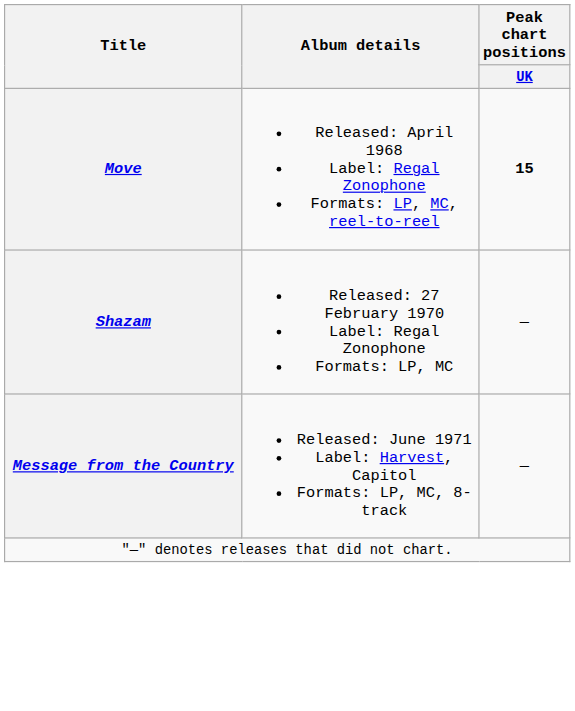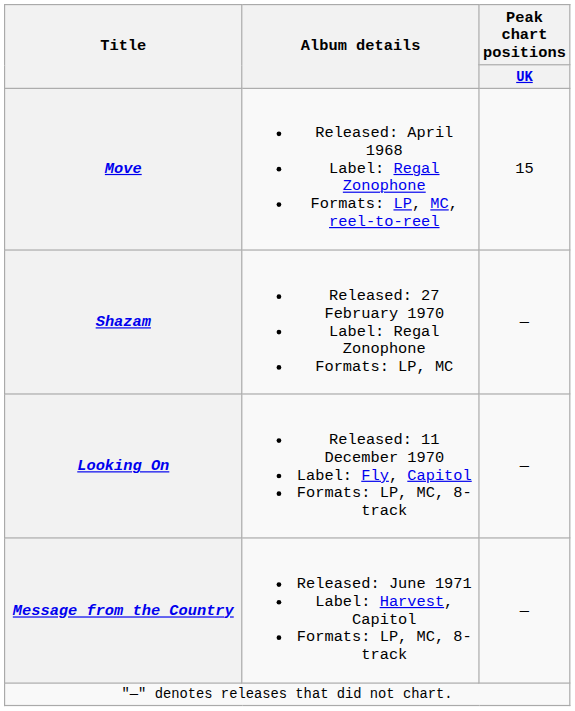(524, 169) bold -> (524, 169) normal
+ row: (123, 466)
